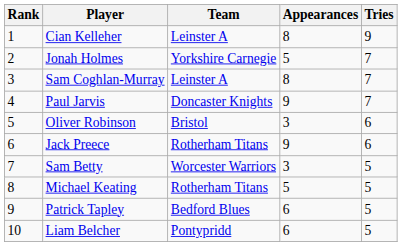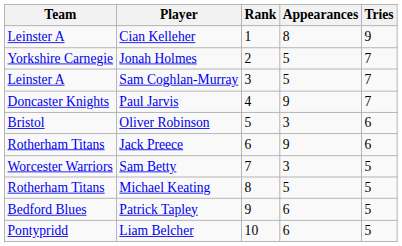columns swapped: (23, 15) <-> (224, 15)
(286, 79) 8 -> (286, 79) 5
